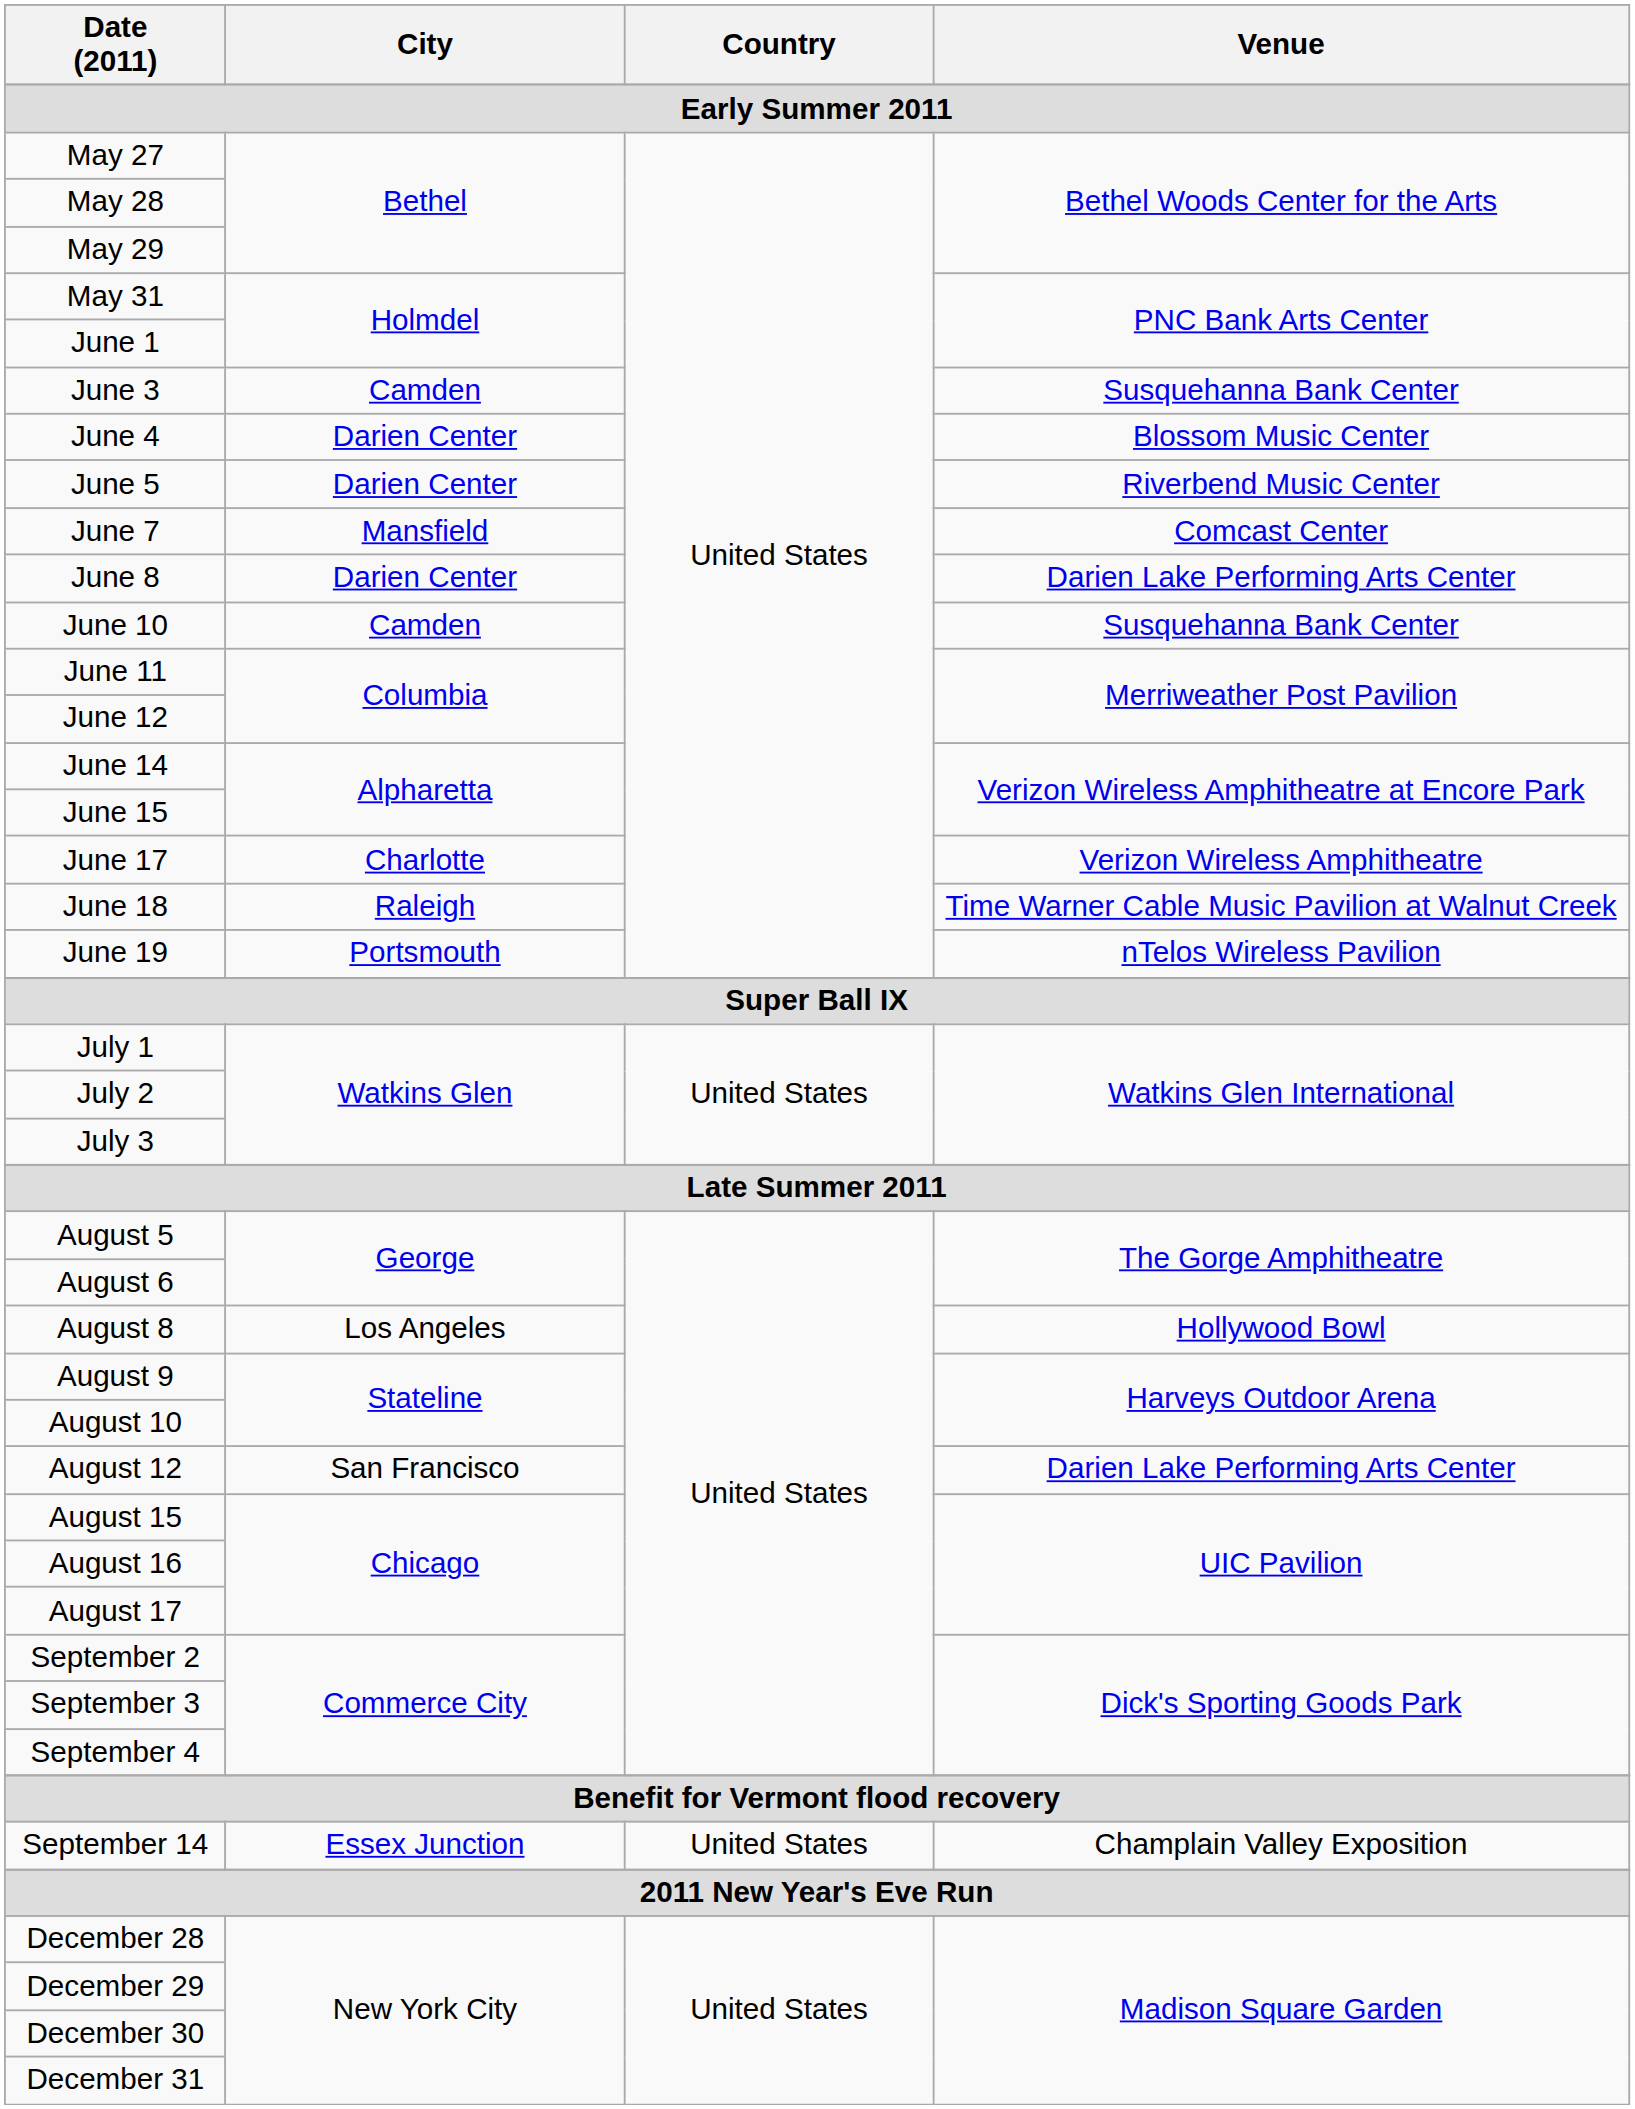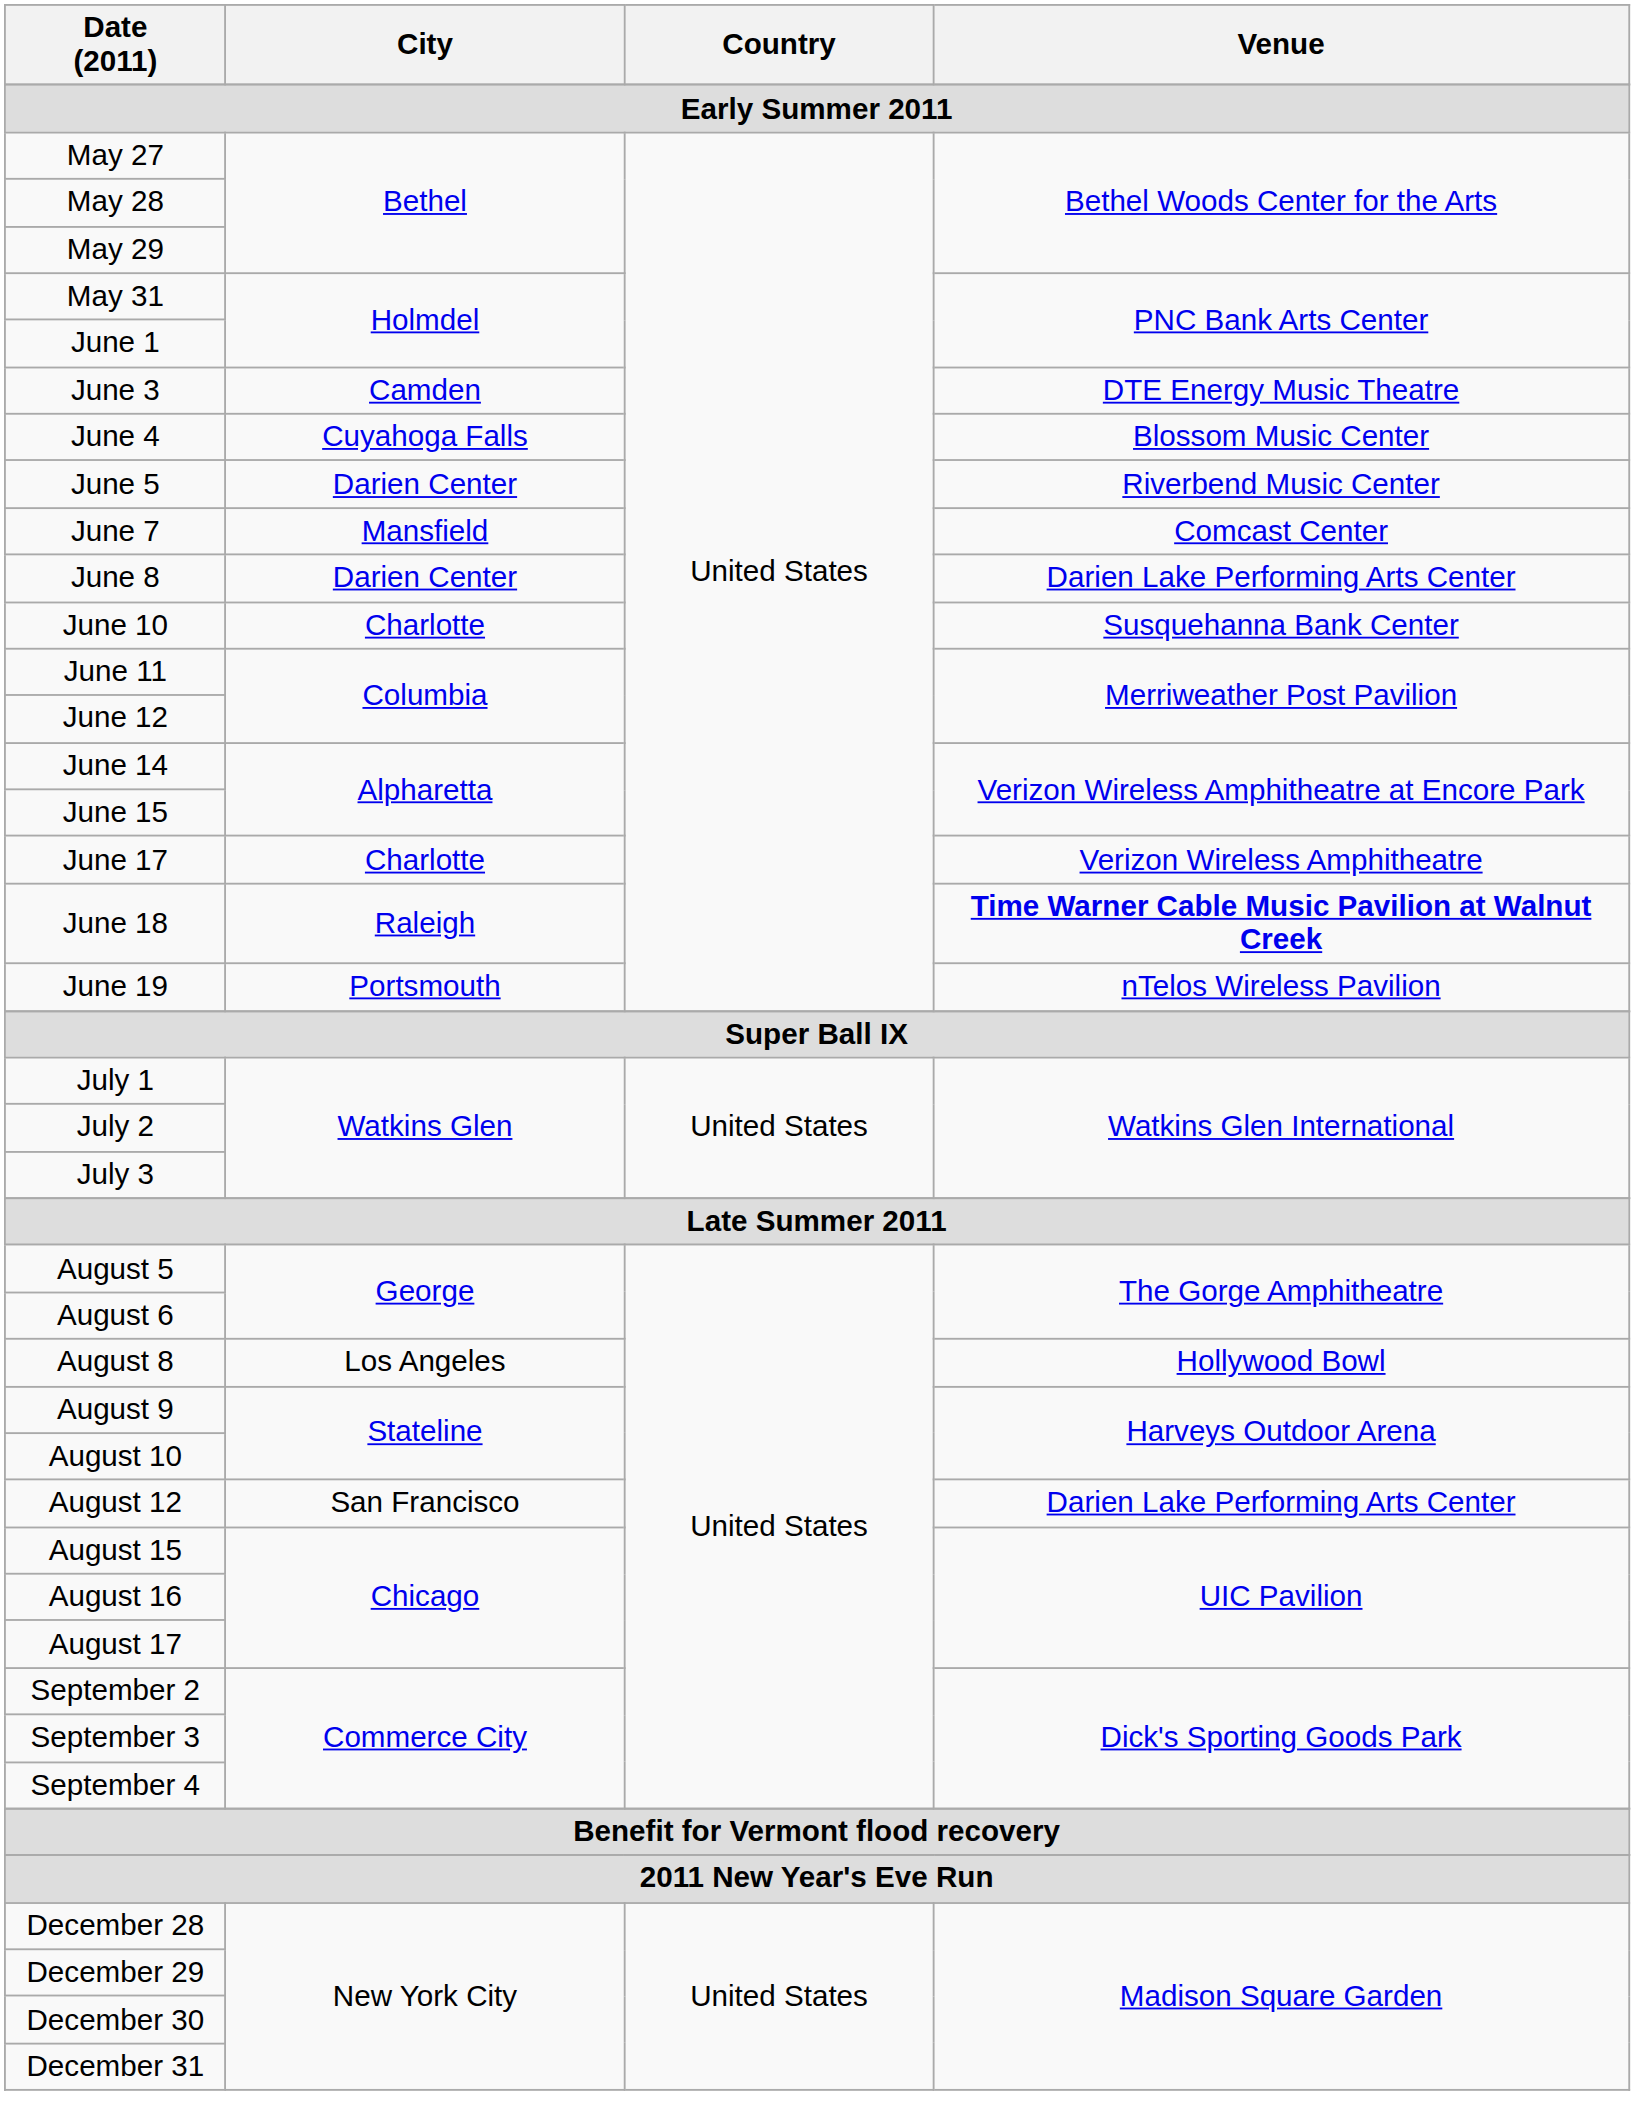(1281, 389) Susquehanna Bank Center -> (1281, 389) DTE Energy Music Theatre
(425, 436) Darien Center -> (425, 436) Cuyahoga Falls
(425, 624) Camden -> (425, 624) Charlotte
(1281, 906) normal -> (1281, 922) bold
- row: (115, 1845)
